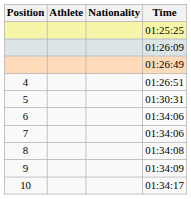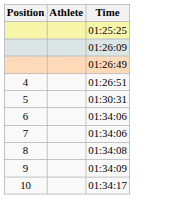- column: (114, 13)
